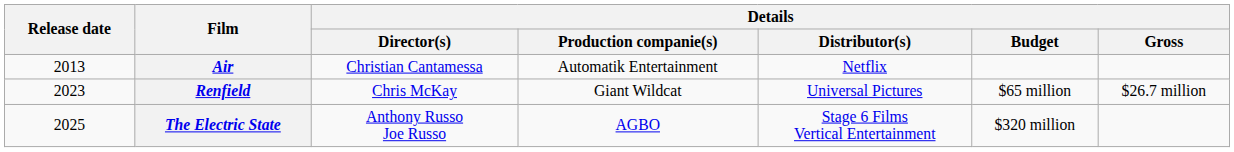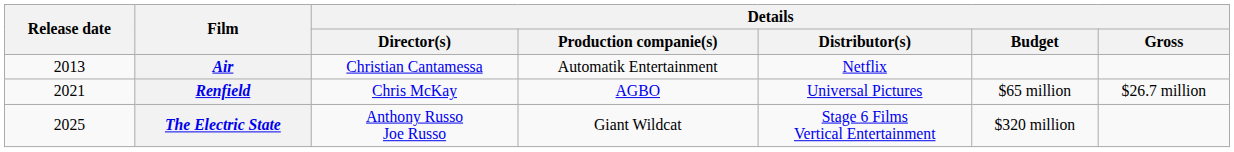(69, 91) 2023 -> (69, 91) 2021
(638, 91) Giant Wildcat -> (638, 91) AGBO
(638, 125) AGBO -> (638, 125) Giant Wildcat
